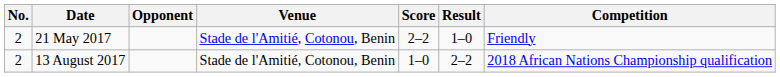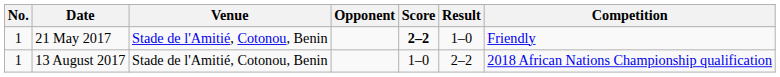columns swapped: (297, 15) <-> (162, 15)
(18, 38) 2 -> (18, 38) 1
(419, 38) normal -> (419, 38) bold
(18, 60) 2 -> (18, 60) 1
